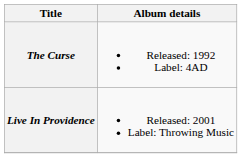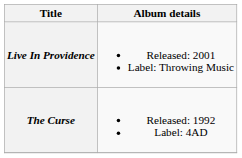rows swapped: (51, 54) <-> (51, 120)
